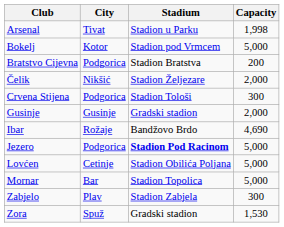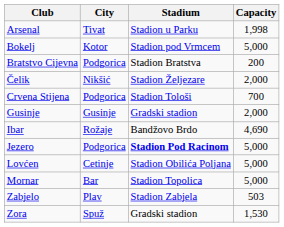(256, 96) 300 -> (256, 96) 700
(256, 197) 300 -> (256, 197) 503
